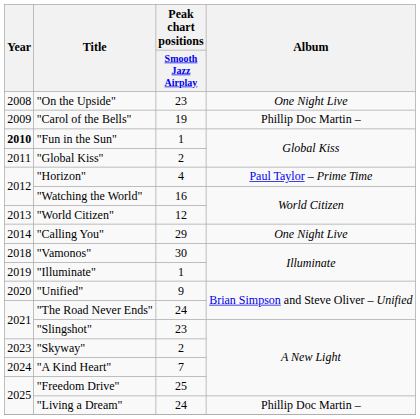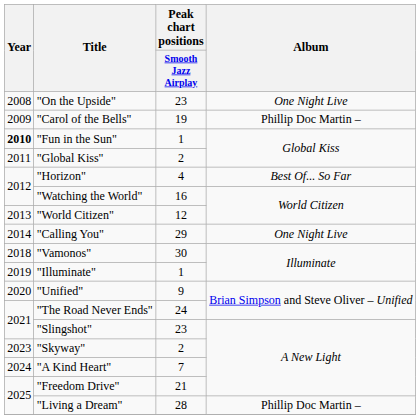(311, 176) Paul Taylor – Prime Time -> (311, 176) Best Of... So Far
(181, 386) 25 -> (181, 386) 21
(181, 405) 24 -> (181, 405) 28
